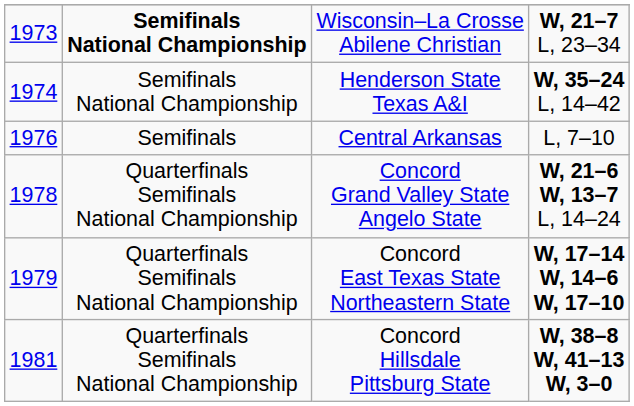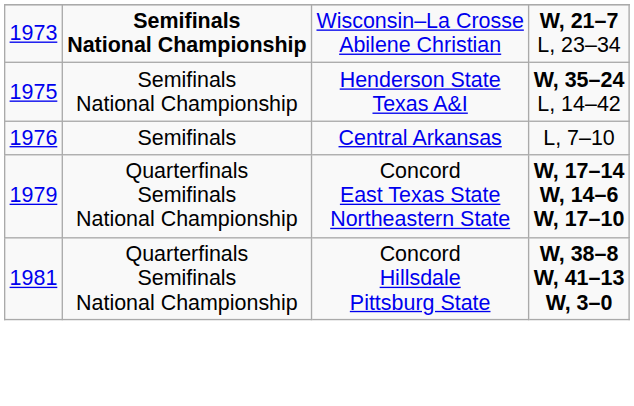(33, 91) 1974 -> (33, 91) 1975
- row: (420, 195)
